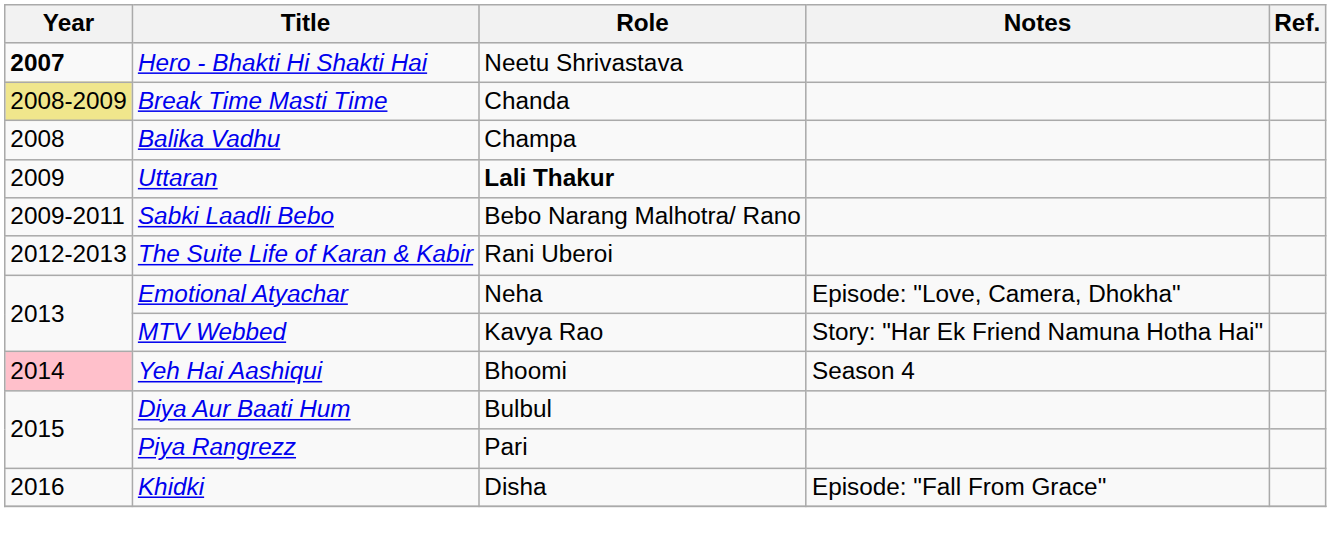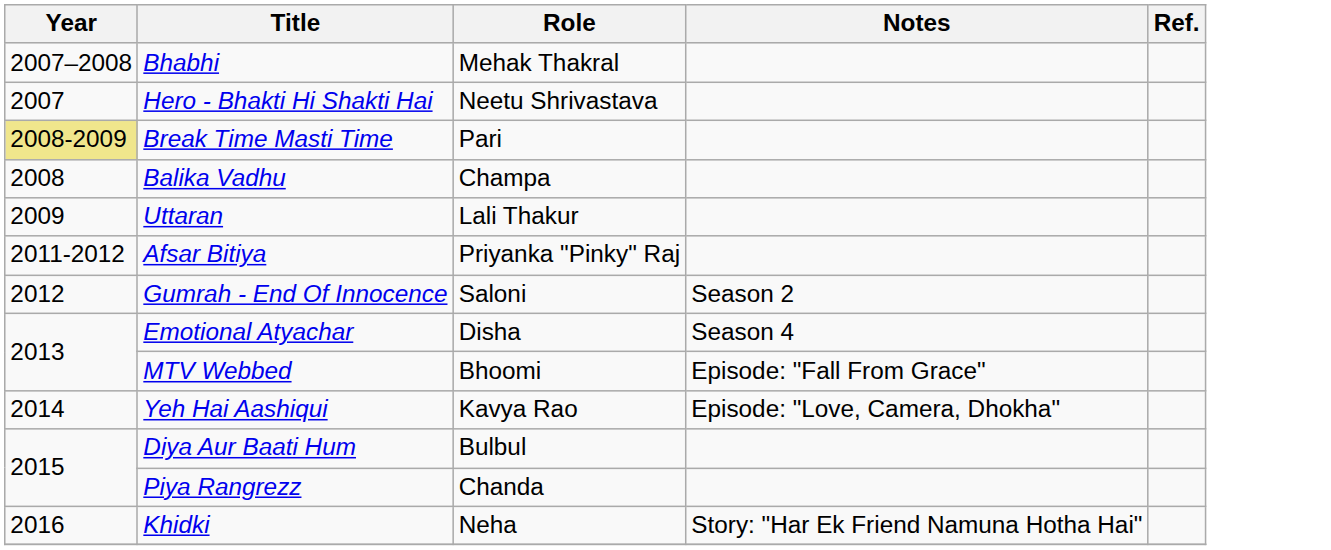+ row: (181, 62)
(37, 62) bold -> (37, 100) normal
(527, 100) Chanda -> (480, 139) Pari
(549, 178) bold -> (519, 216) normal
- row: (236, 216)
+ row: (205, 255)
+ row: (295, 293)
- row: (306, 255)
(513, 293) Neha -> (490, 332) Disha
(996, 293) Episode: "Love, Camera, Dhokha" -> (743, 332) Season 4
(544, 332) Kavya Rao -> (500, 370) Bhoomi
(1038, 332) Story: "Har Ek Friend Namuna Hotha Hai" -> (838, 370) Episode: "Fall From Grace"
(37, 370) pink background -> (37, 409) no background
(526, 370) Bhoomi -> (518, 409) Kavya Rao
(863, 370) Season 4 -> (876, 409) Episode: "Love, Camera, Dhokha"
(506, 448) Pari -> (501, 486) Chanda
(515, 486) Disha -> (488, 525) Neha
(959, 486) Episode: "Fall From Grace" -> (917, 525) Story: "Har Ek Friend Namuna Hotha Hai"
